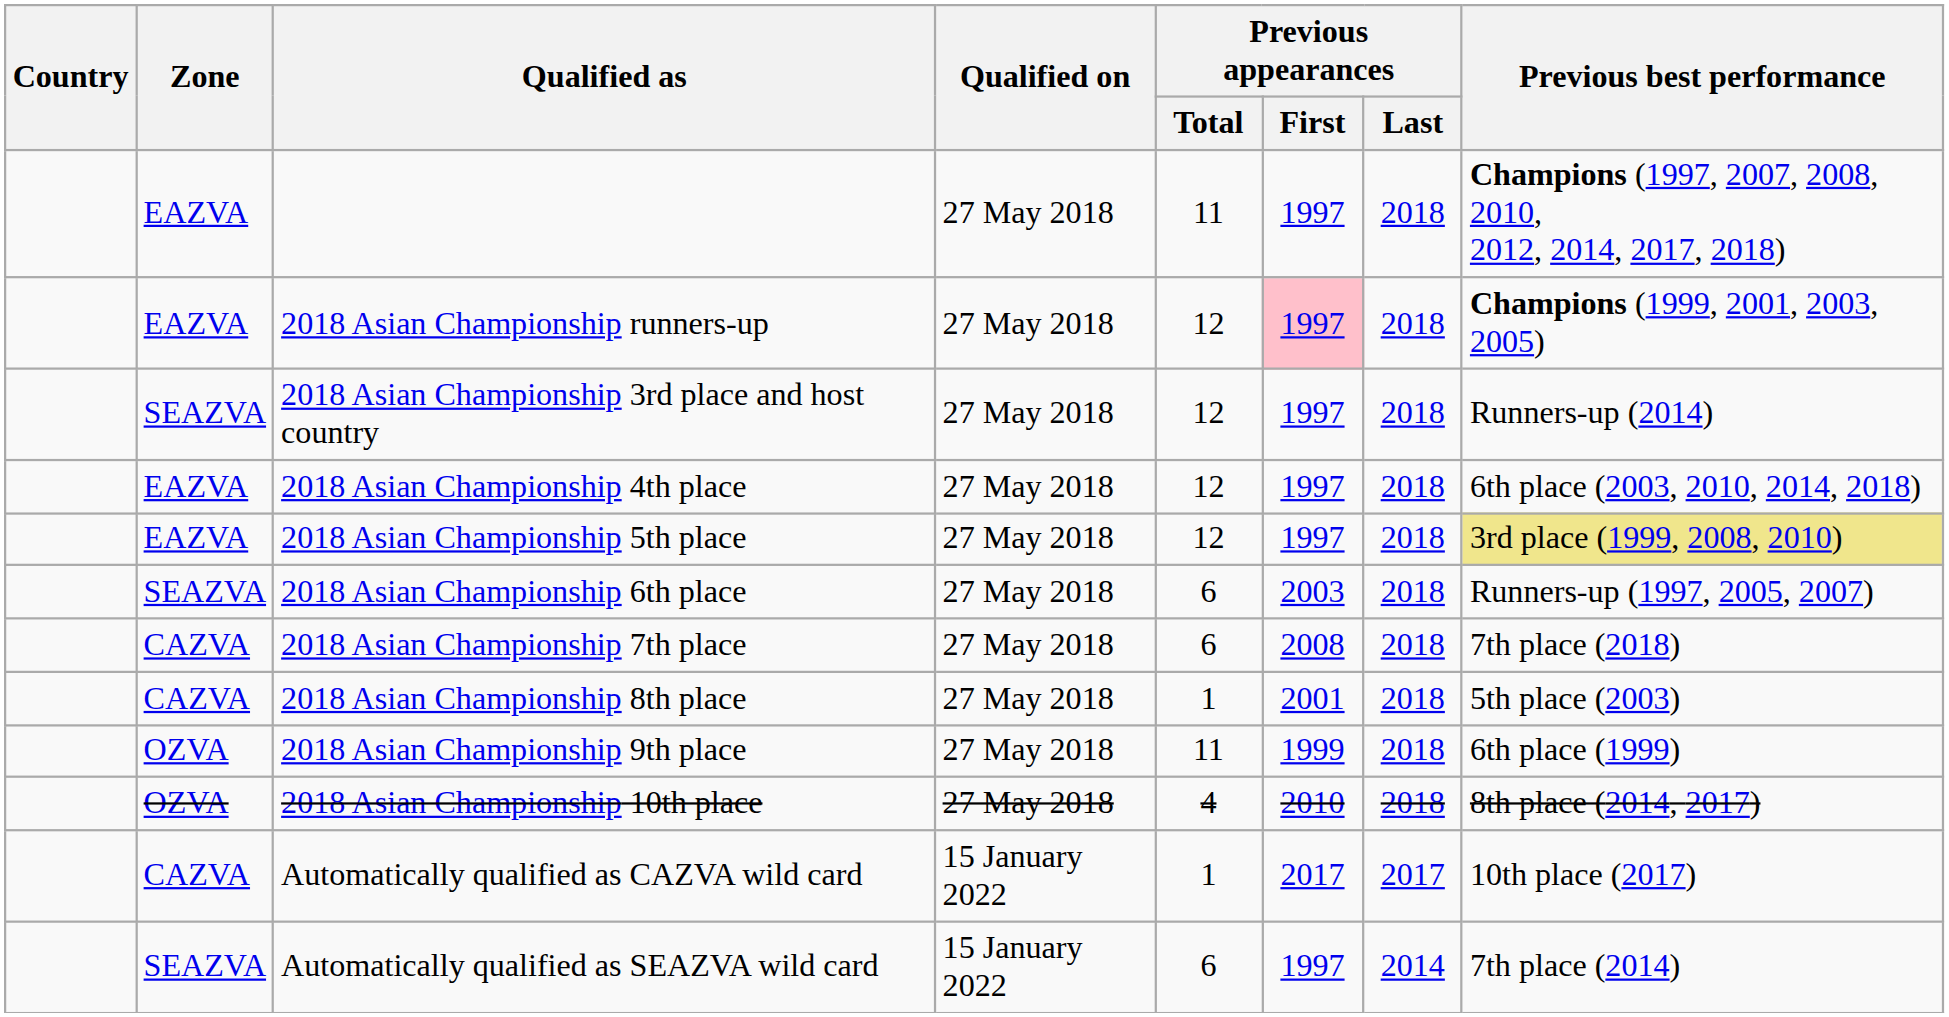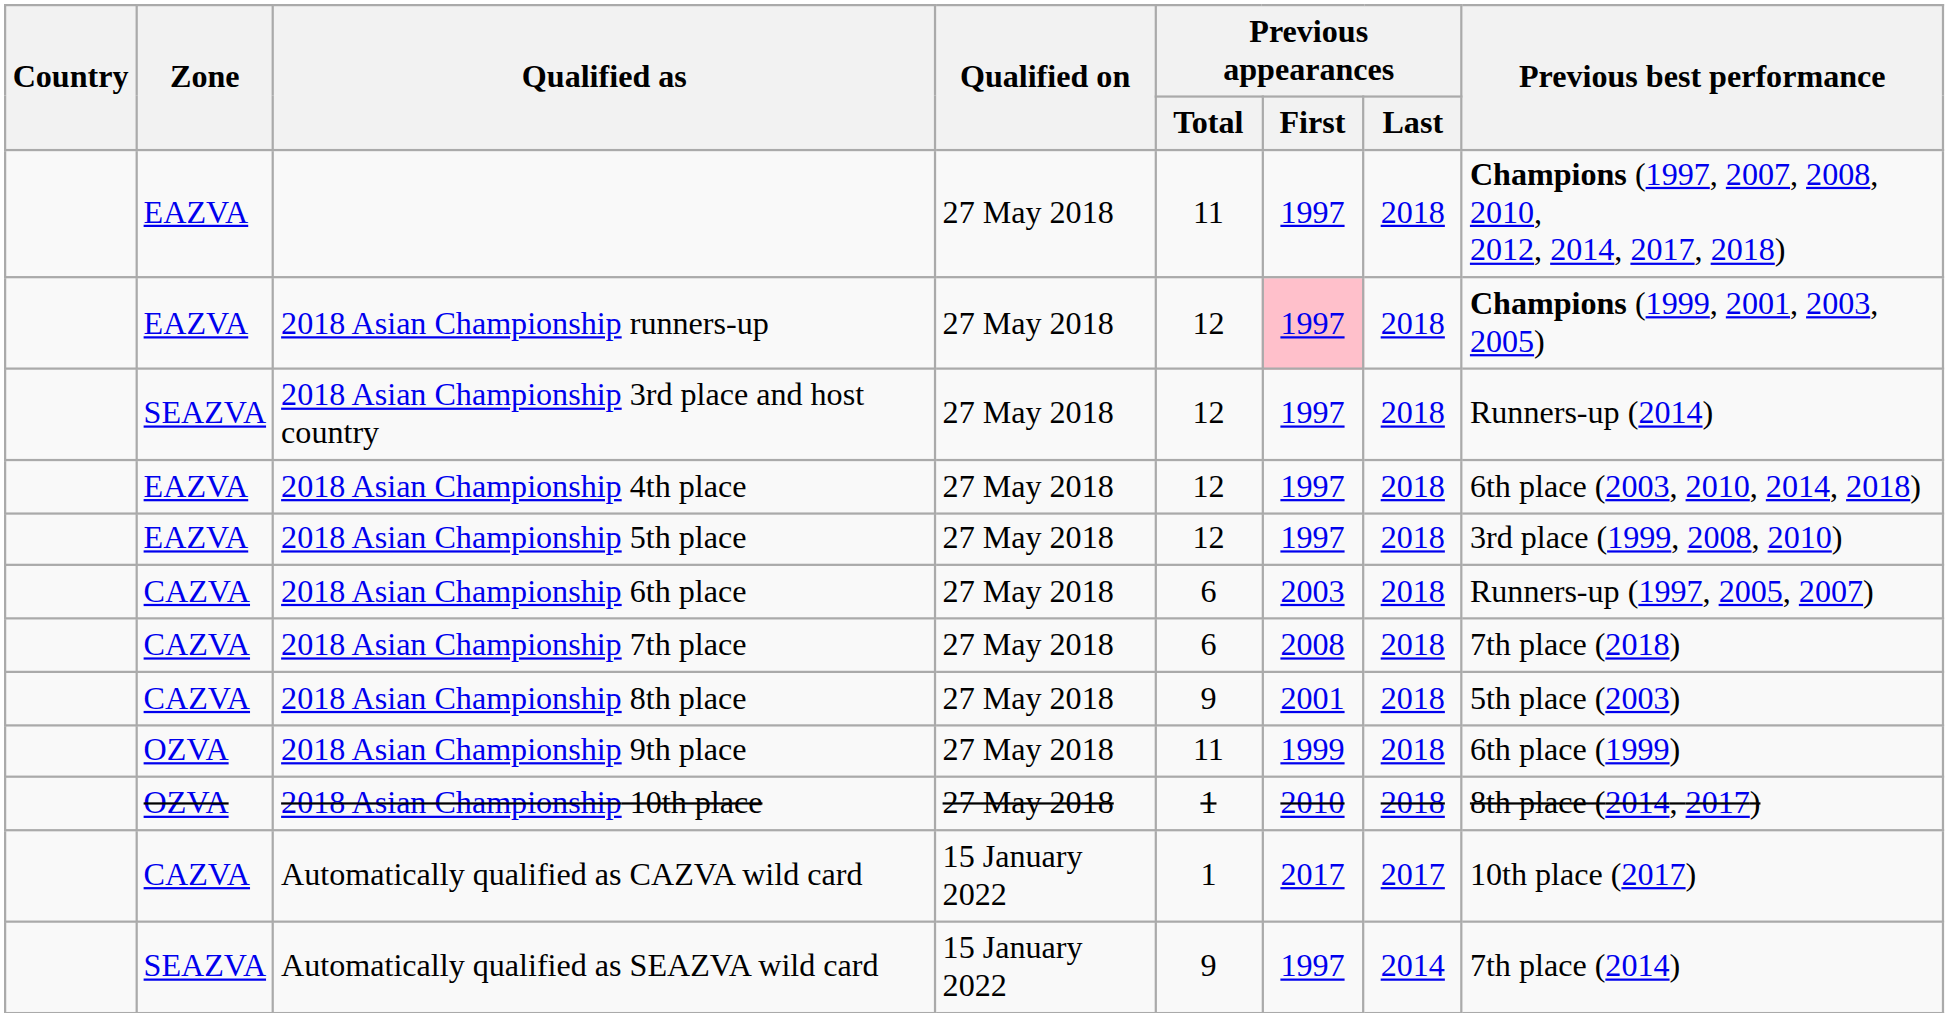(1656, 538) khaki background -> (1656, 538) no background
(205, 591) SEAZVA -> (197, 591) CAZVA
(1208, 697) 1 -> (1208, 697) 9
(1208, 803) 4 -> (1208, 803) 1
(1208, 966) 6 -> (1208, 966) 9
